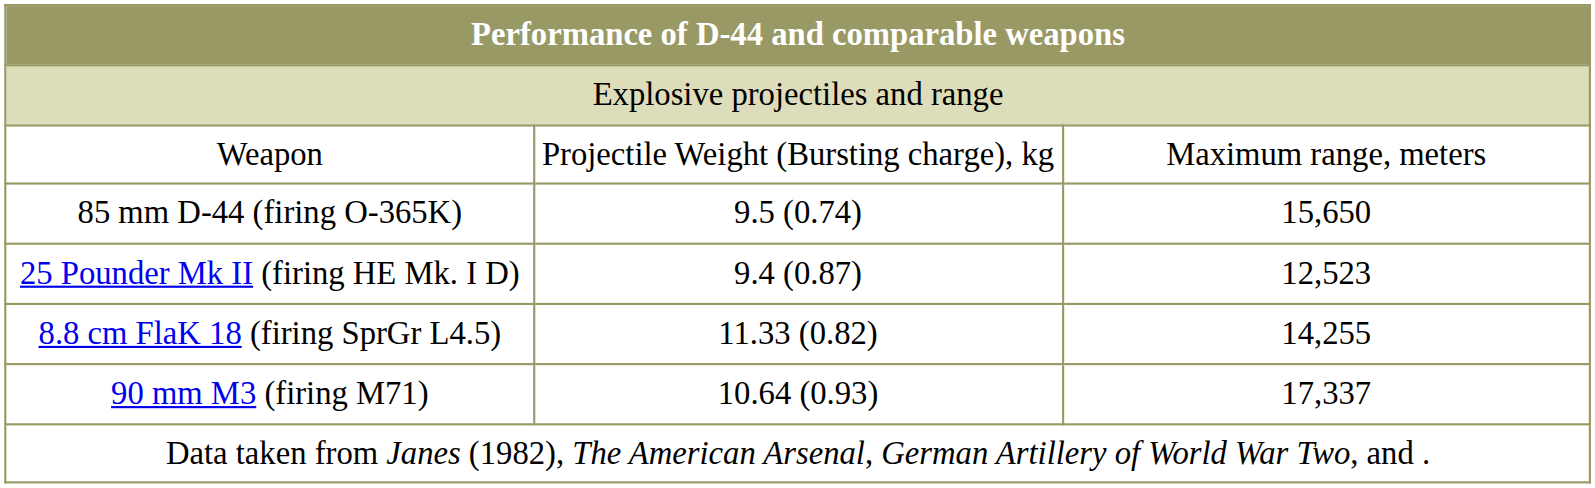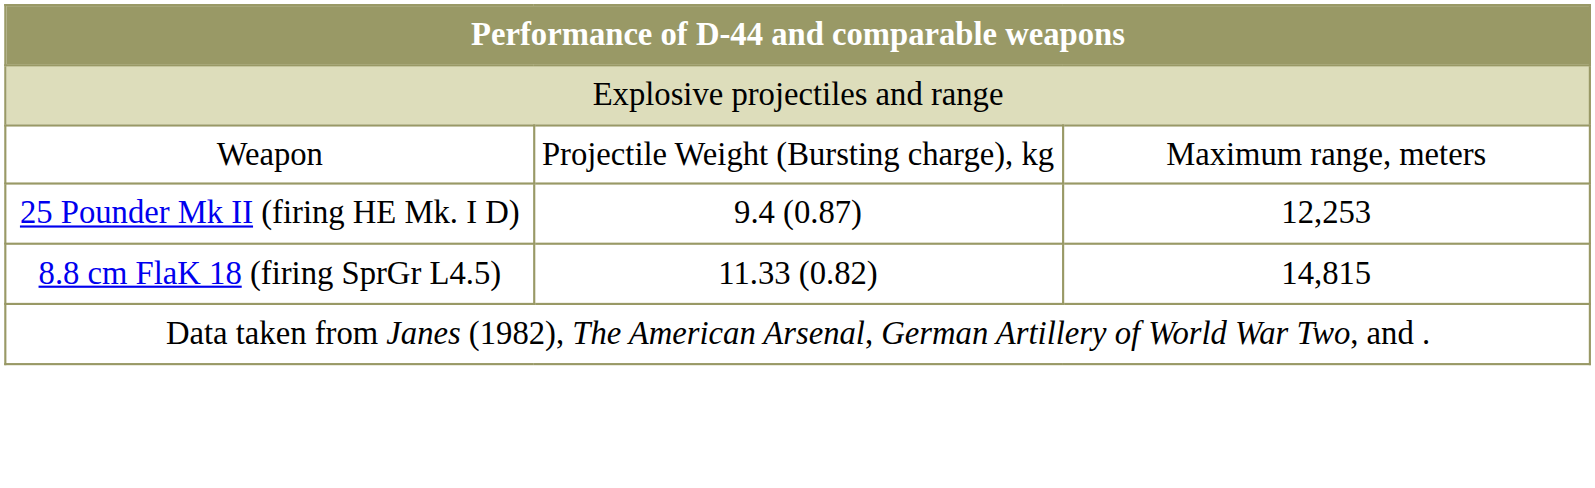- row: (270, 212)
(1326, 272) 12,523 -> (1326, 212) 12,253
(1326, 332) 14,255 -> (1326, 272) 14,815
- row: (270, 392)
